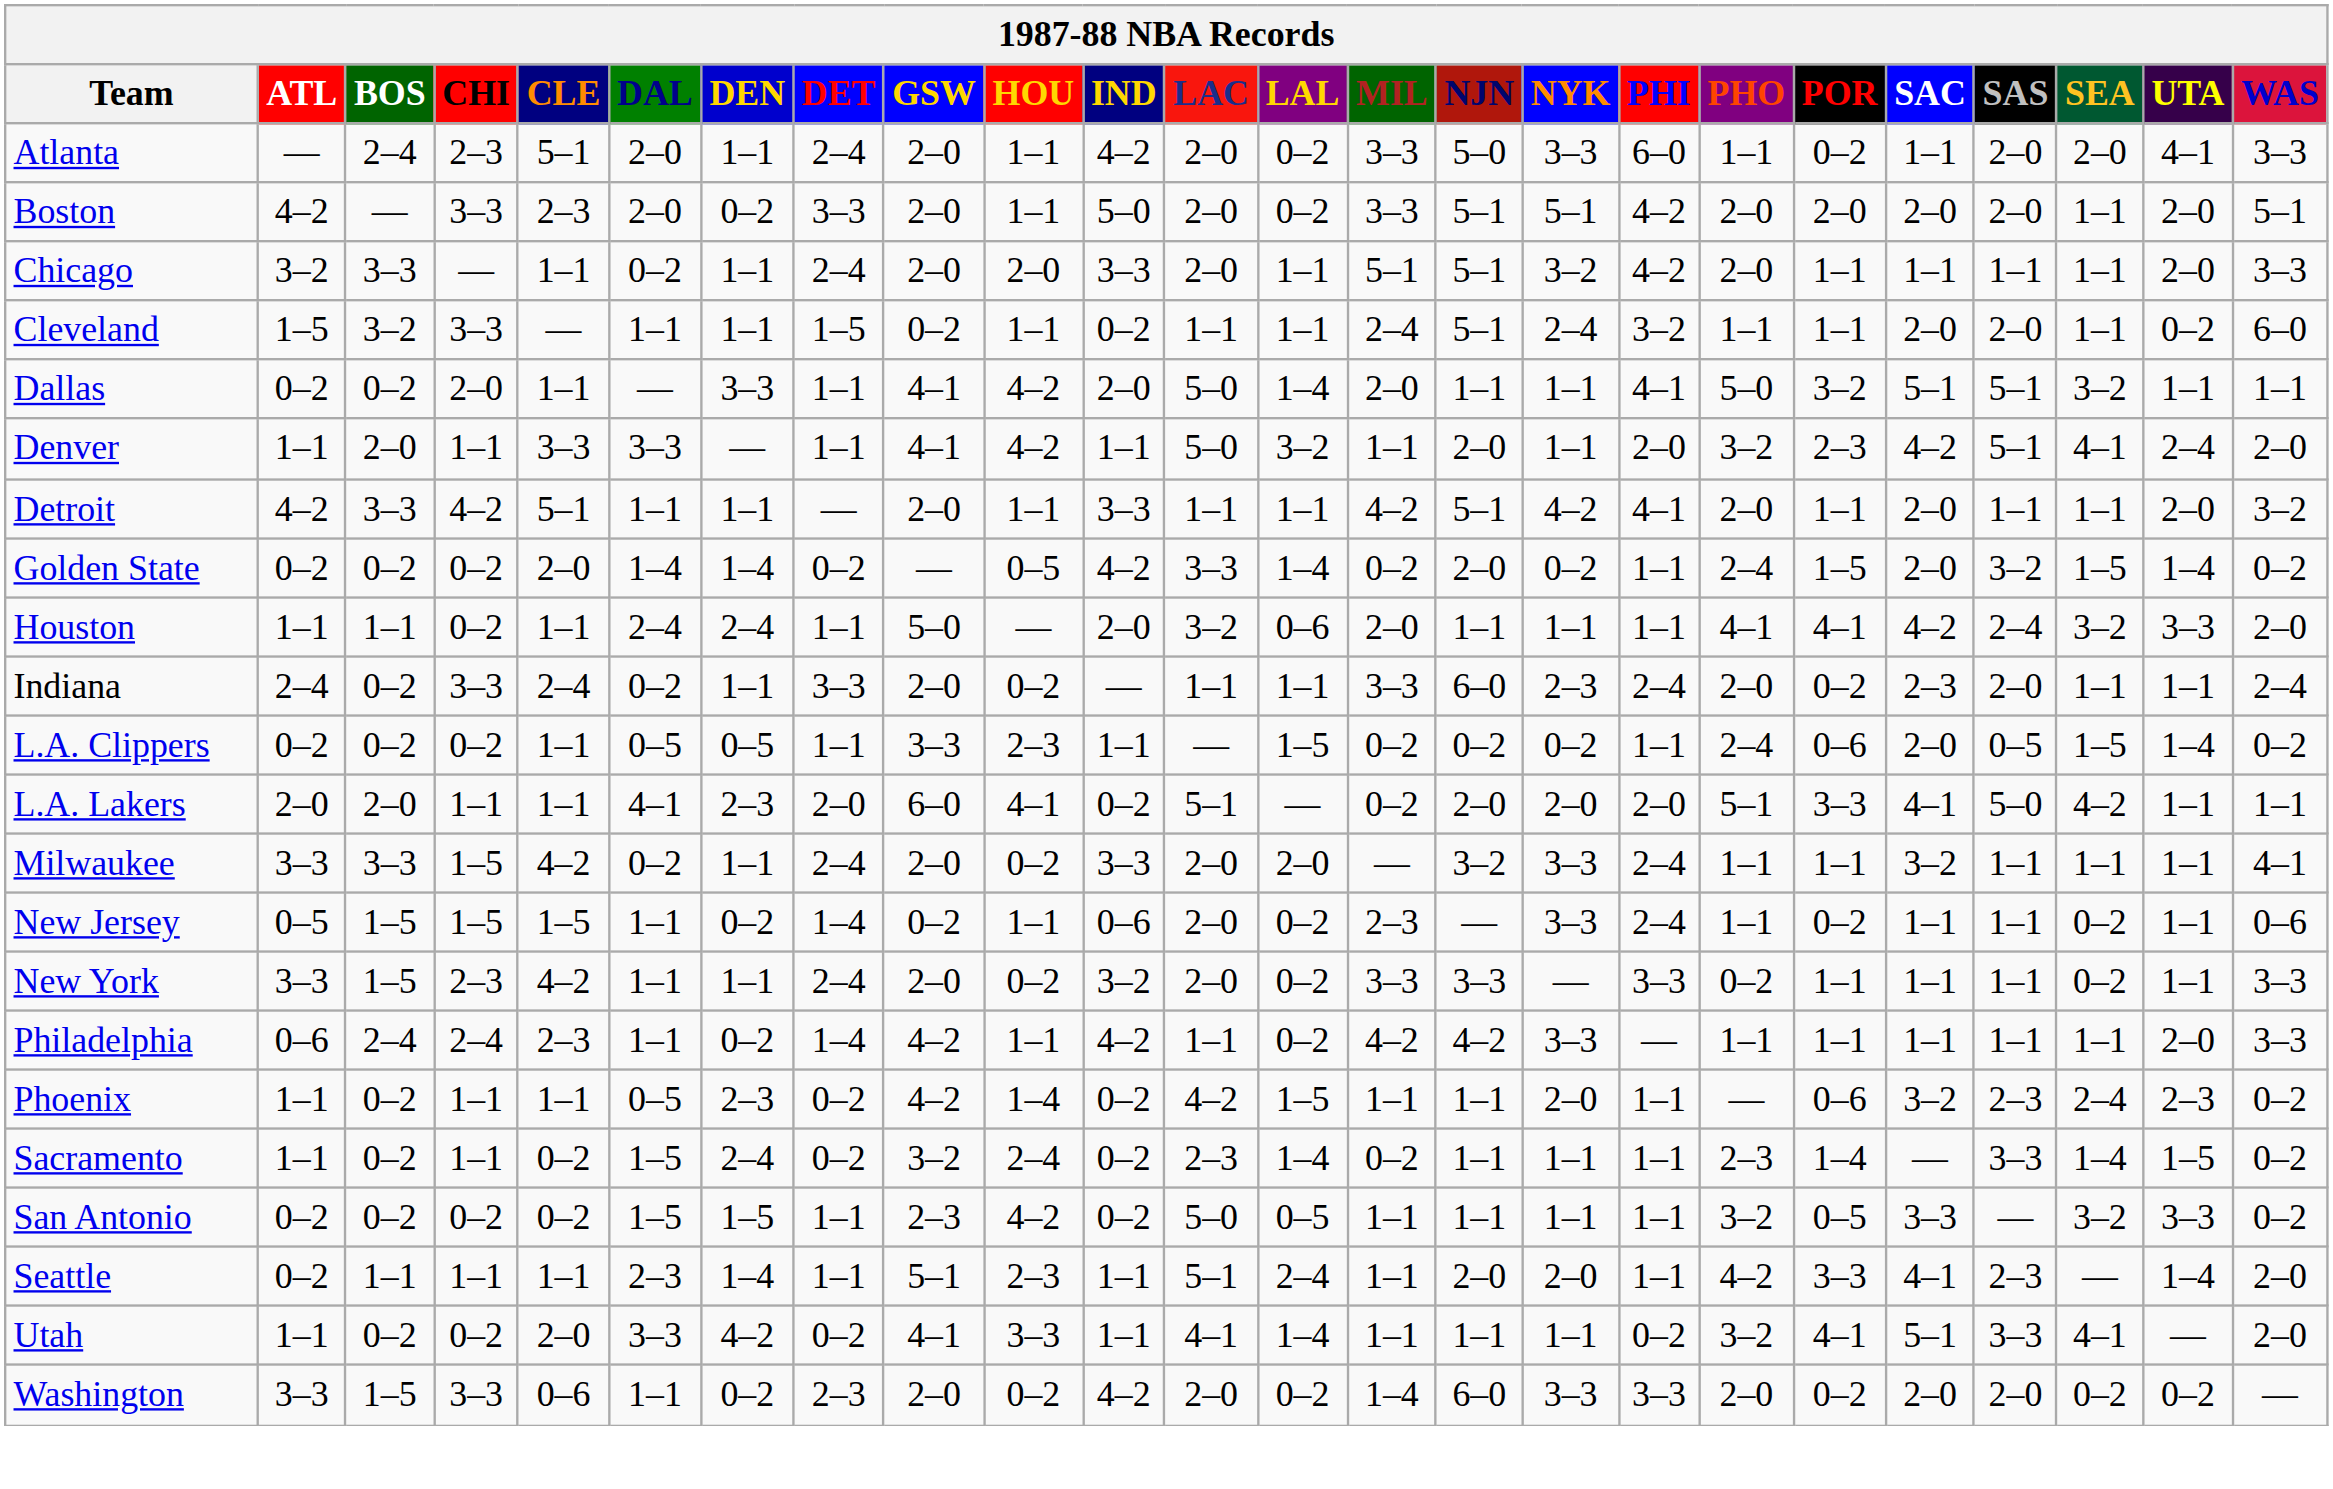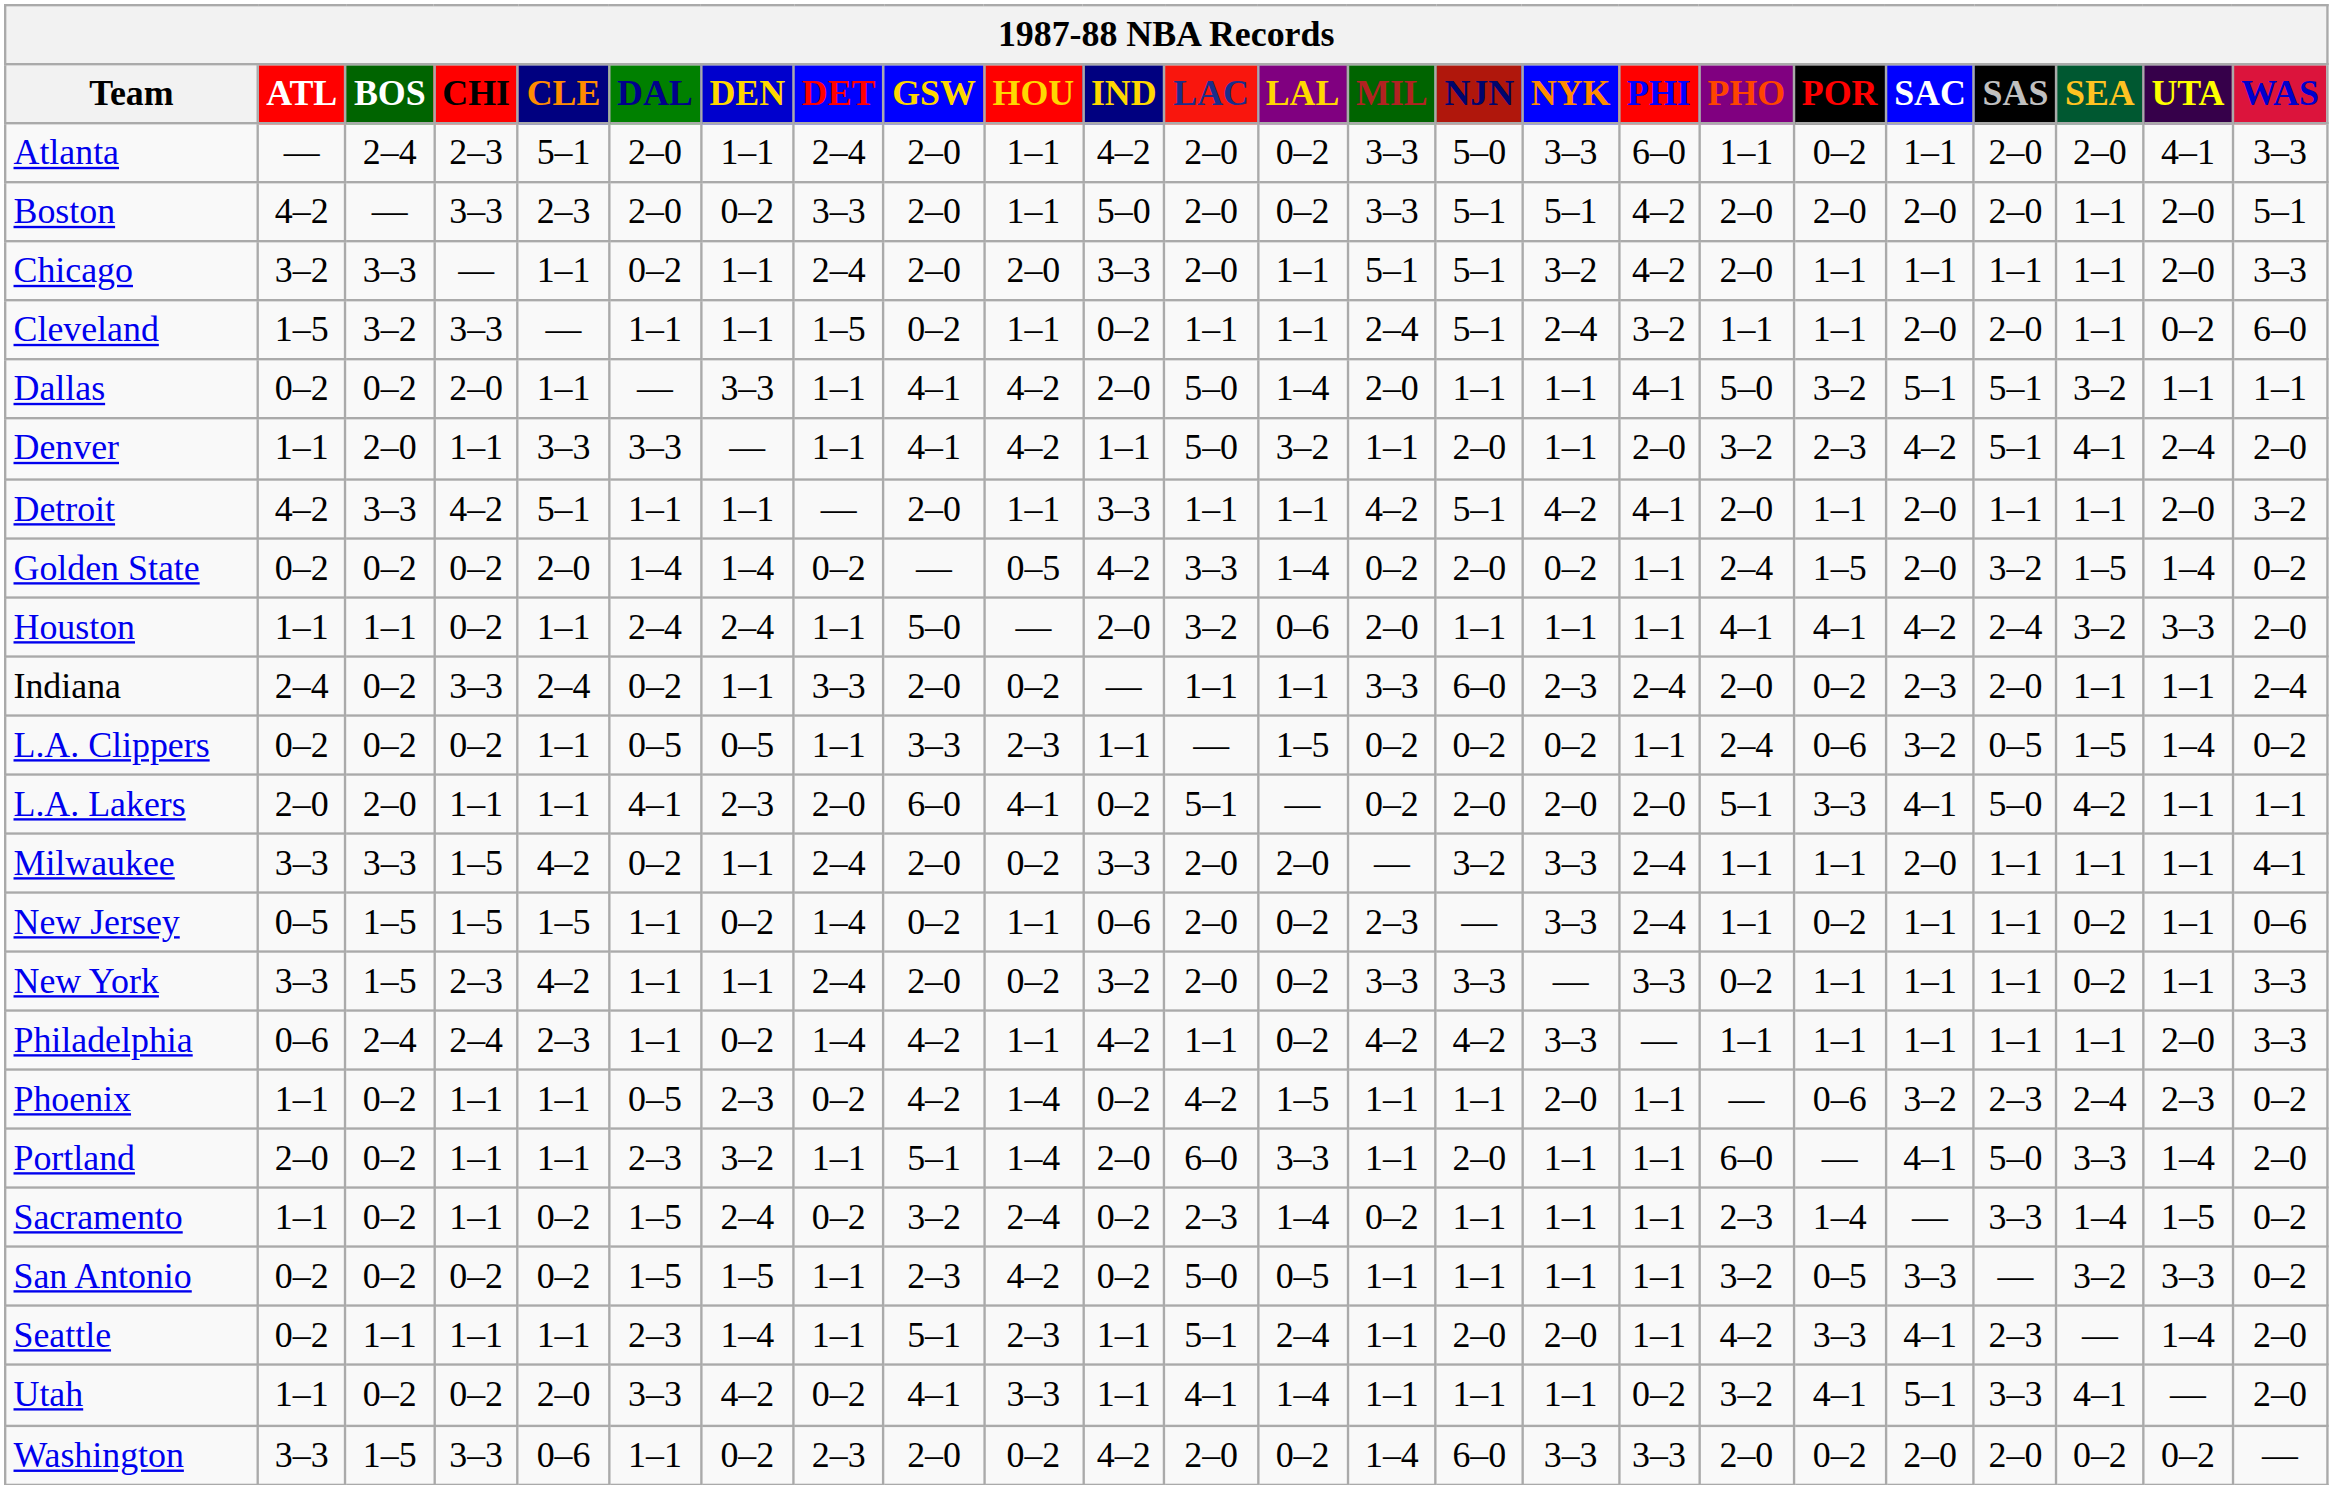(1930, 744) 2–0 -> (1930, 744) 3–2
(1930, 862) 3–2 -> (1930, 862) 2–0
+ row: (74, 1158)
